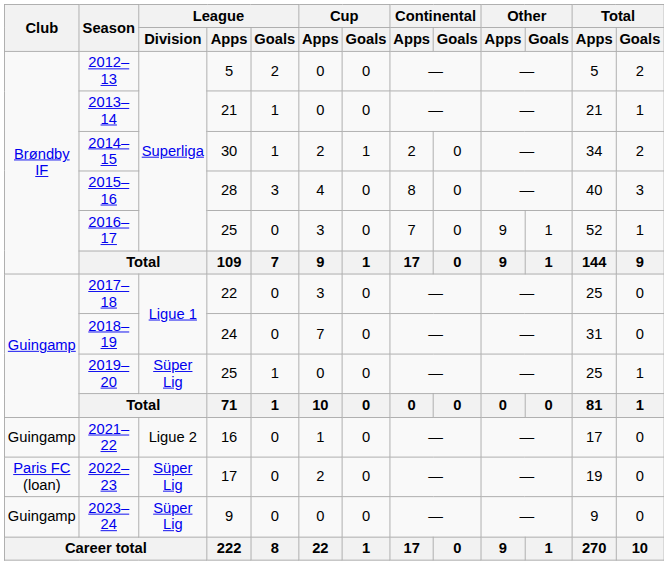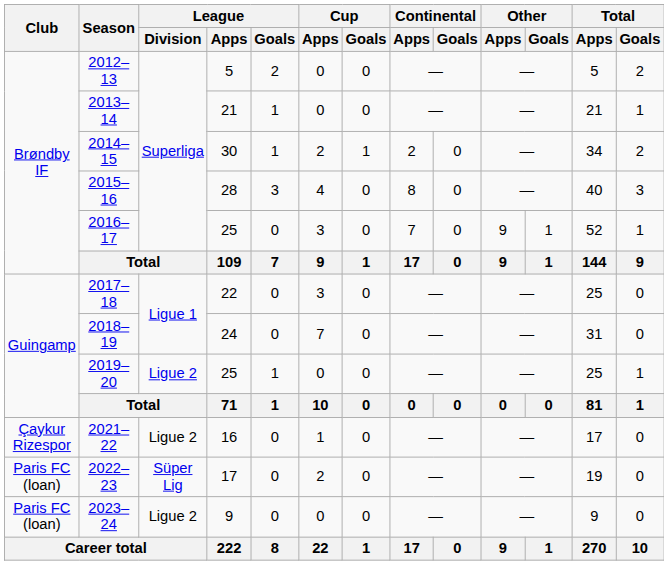(173, 373) Süper Lig -> (173, 373) Ligue 2
(42, 437) Guingamp -> (42, 437) Çaykur Rizespor
(42, 516) Guingamp -> (42, 516) Paris FC (loan)
(173, 516) Süper Lig -> (173, 516) Ligue 2
